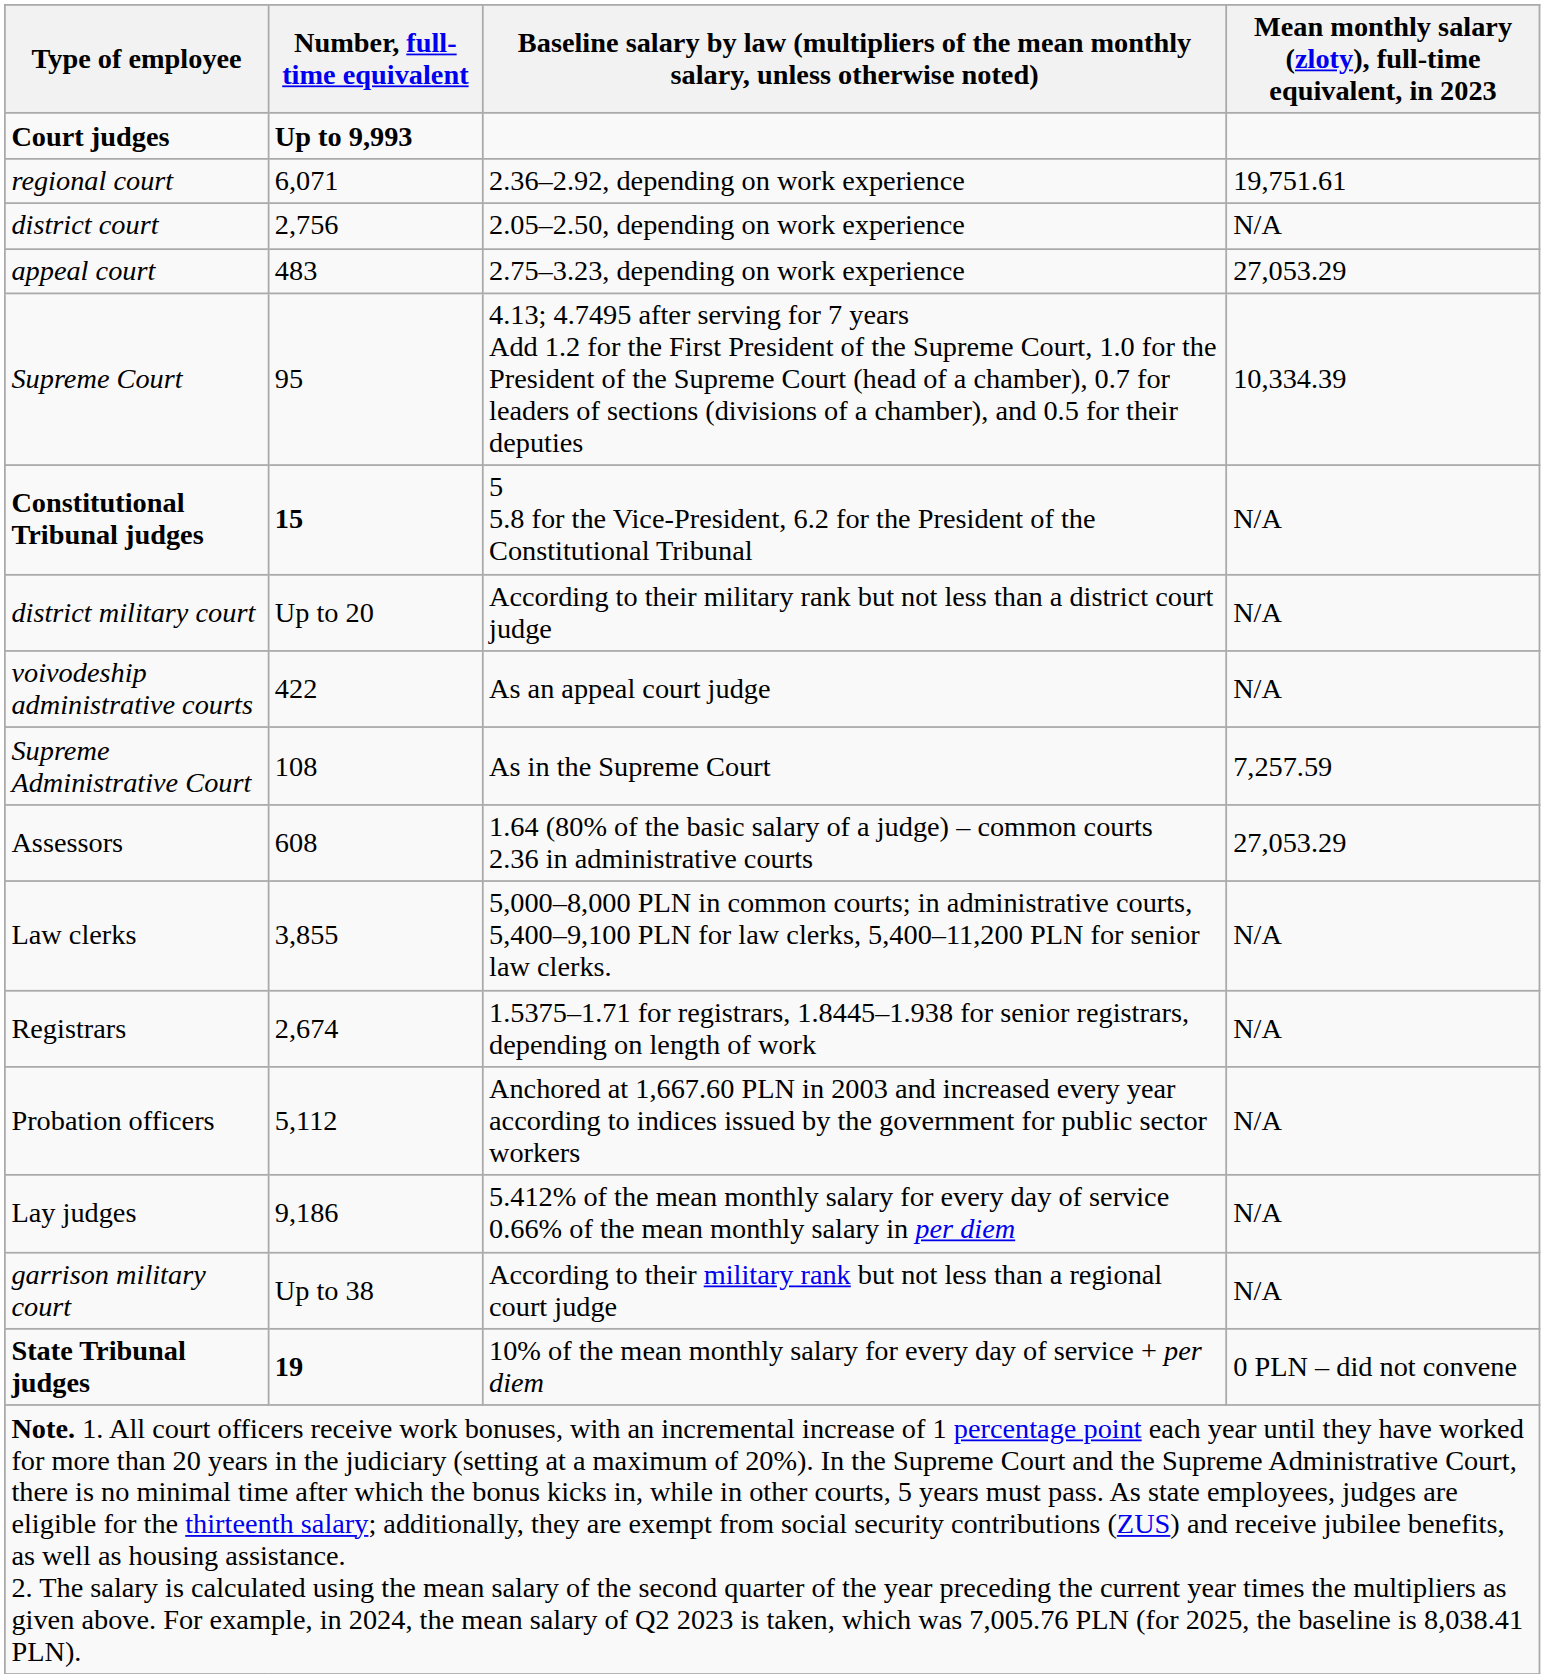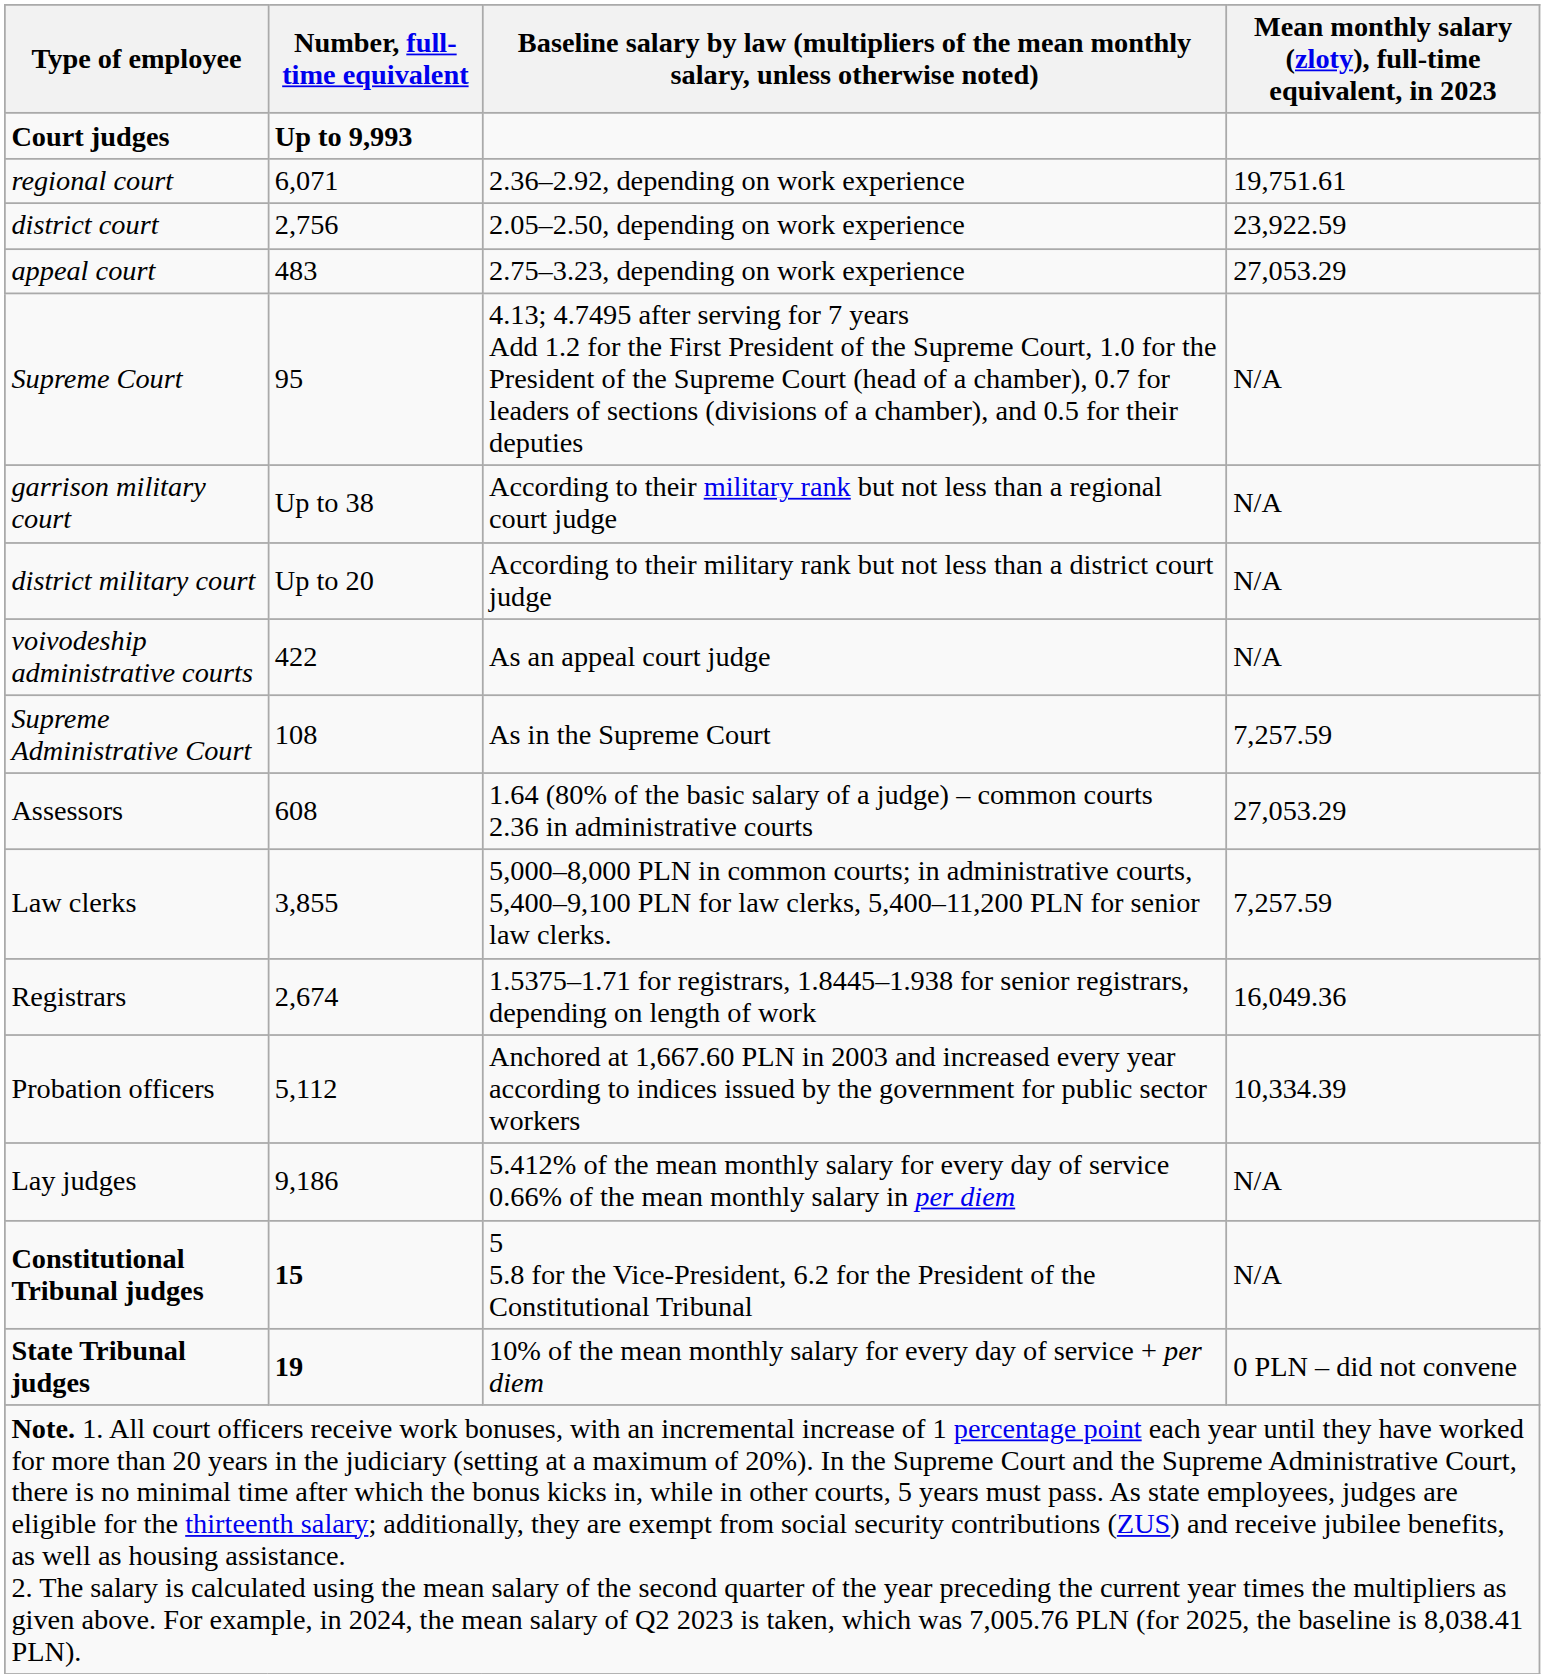(1258, 225) N/A -> (1290, 225) 23,922.59
(1290, 378) 10,334.39 -> (1258, 378) N/A
rows swapped: (109, 1290) <-> (108, 519)
(1258, 935) N/A -> (1283, 903) 7,257.59
(1258, 1027) N/A -> (1290, 996) 16,049.36
(1258, 1120) N/A -> (1290, 1088) 10,334.39
